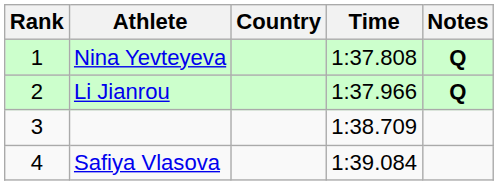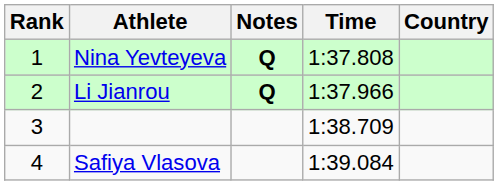columns swapped: (279, 22) <-> (458, 22)
